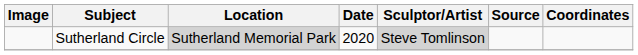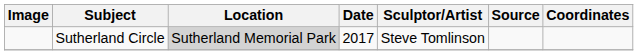(358, 38) 2020 -> (358, 38) 2017
(433, 38) lightgrey background -> (433, 38) no background
